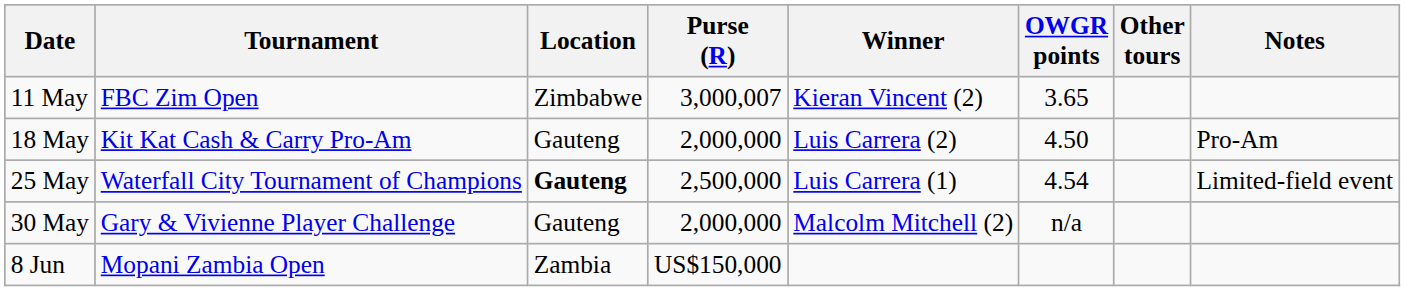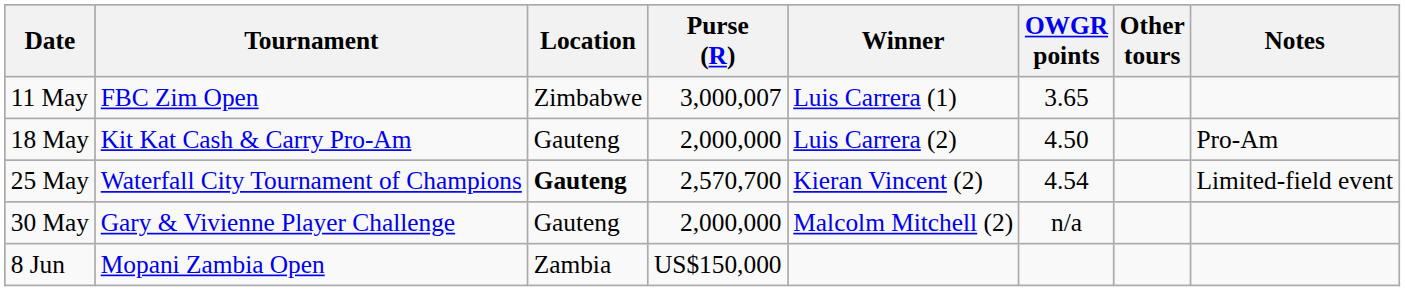(888, 97) Kieran Vincent (2) -> (875, 97) Luis Carrera (1)
(731, 181) 2,500,000 -> (731, 181) 2,570,700
(875, 181) Luis Carrera (1) -> (888, 181) Kieran Vincent (2)
